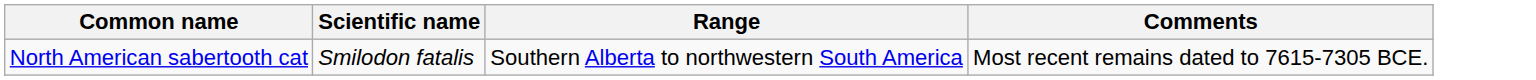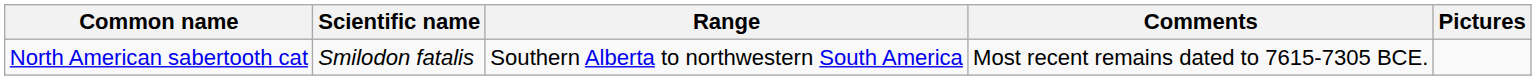+ column: (1482, 22)
